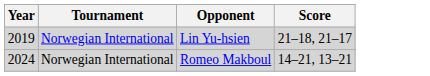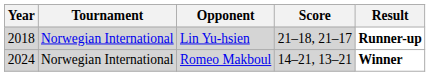+ column: (390, 16)
(21, 38) 2019 -> (21, 38) 2018
